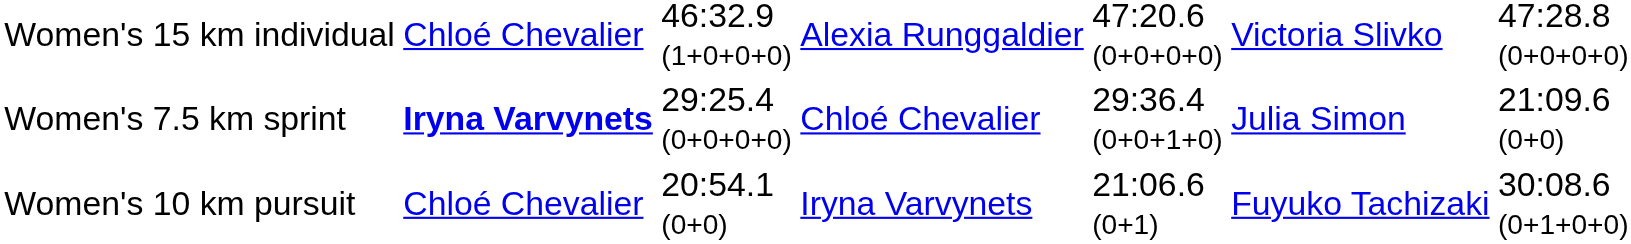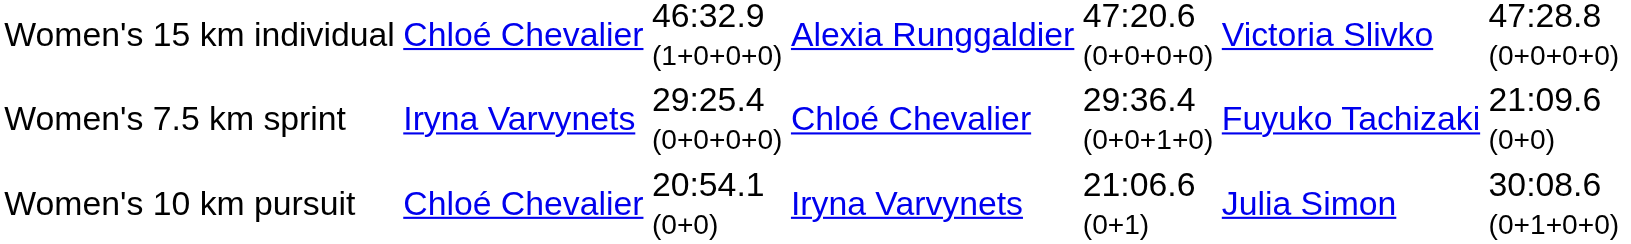(528, 119) bold -> (519, 119) normal
(1318, 119) Julia Simon -> (1351, 119) Fuyuko Tachizaki
(1360, 203) Fuyuko Tachizaki -> (1309, 203) Julia Simon
